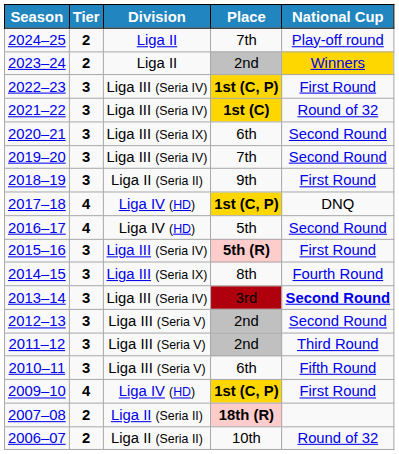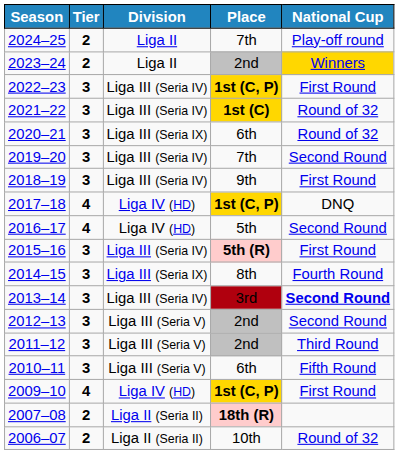(338, 134) Second Round -> (338, 134) Round of 32
(157, 181) Liga II (Seria II) -> (157, 181) Liga III (Seria IV)
